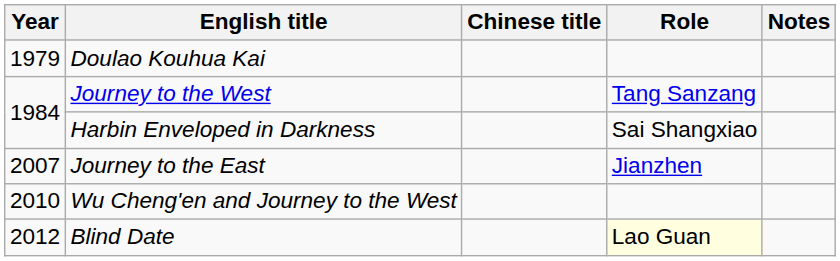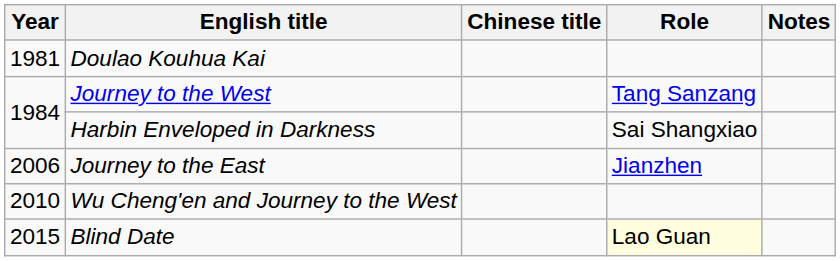(35, 58) 1979 -> (35, 58) 1981
(35, 165) 2007 -> (35, 165) 2006
(35, 237) 2012 -> (35, 237) 2015
